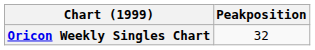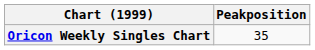(261, 35) 32 -> (261, 35) 35
